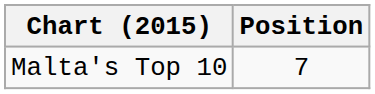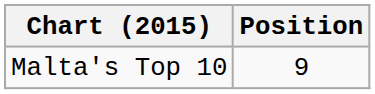(301, 68) 7 -> (301, 68) 9
